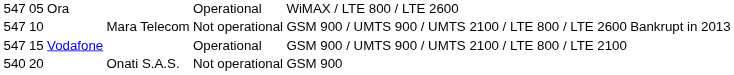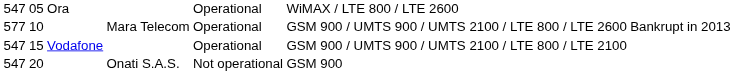(15, 27) 547 -> (15, 27) 577
(238, 27) Not operational -> (227, 27) Operational
(15, 63) 540 -> (15, 63) 547
